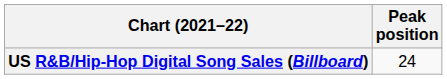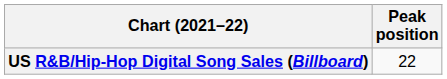(407, 61) 24 -> (407, 61) 22
